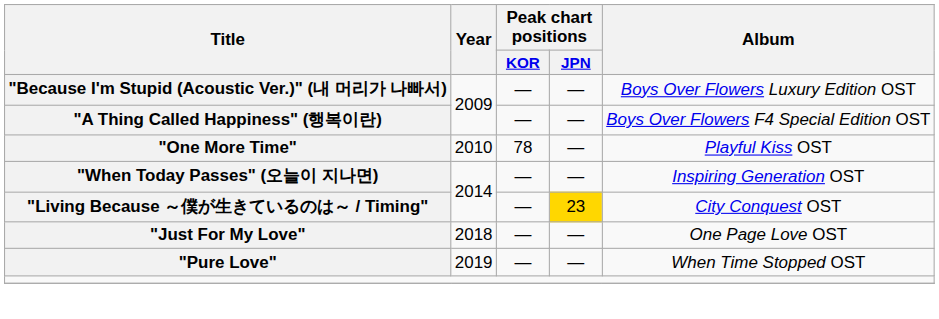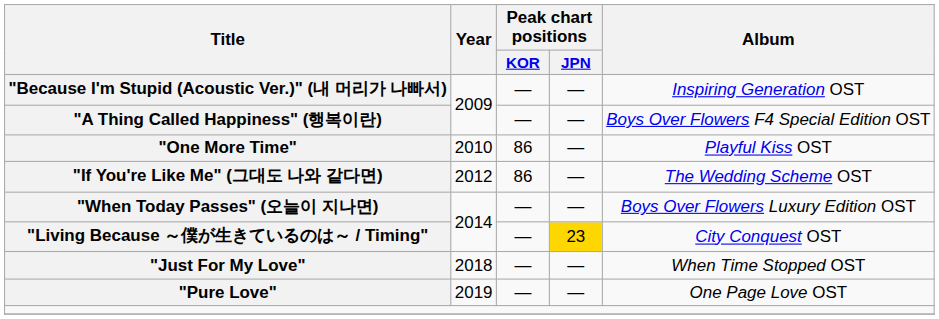(768, 89) Boys Over Flowers Luxury Edition OST -> (768, 89) Inspiring Generation OST
(523, 148) 78 -> (523, 148) 86
+ row: (228, 176)
(768, 176) Inspiring Generation OST -> (768, 206) Boys Over Flowers Luxury Edition OST
(768, 235) One Page Love OST -> (768, 265) When Time Stopped OST
(768, 262) When Time Stopped OST -> (768, 292) One Page Love OST
